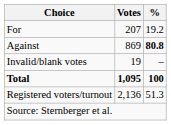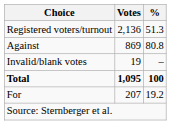rows swapped: (14, 29) <-> (59, 95)
(155, 45) bold -> (155, 45) normal
